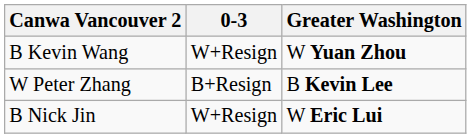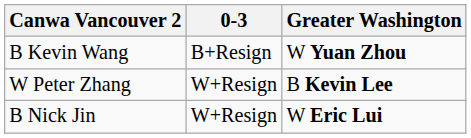(234, 52) W+Resign -> (231, 52) B+Resign
(231, 84) B+Resign -> (234, 84) W+Resign
